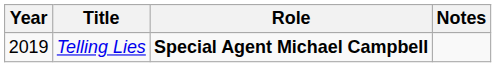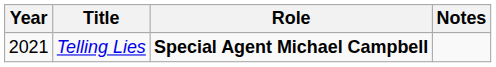(29, 47) 2019 -> (29, 47) 2021
